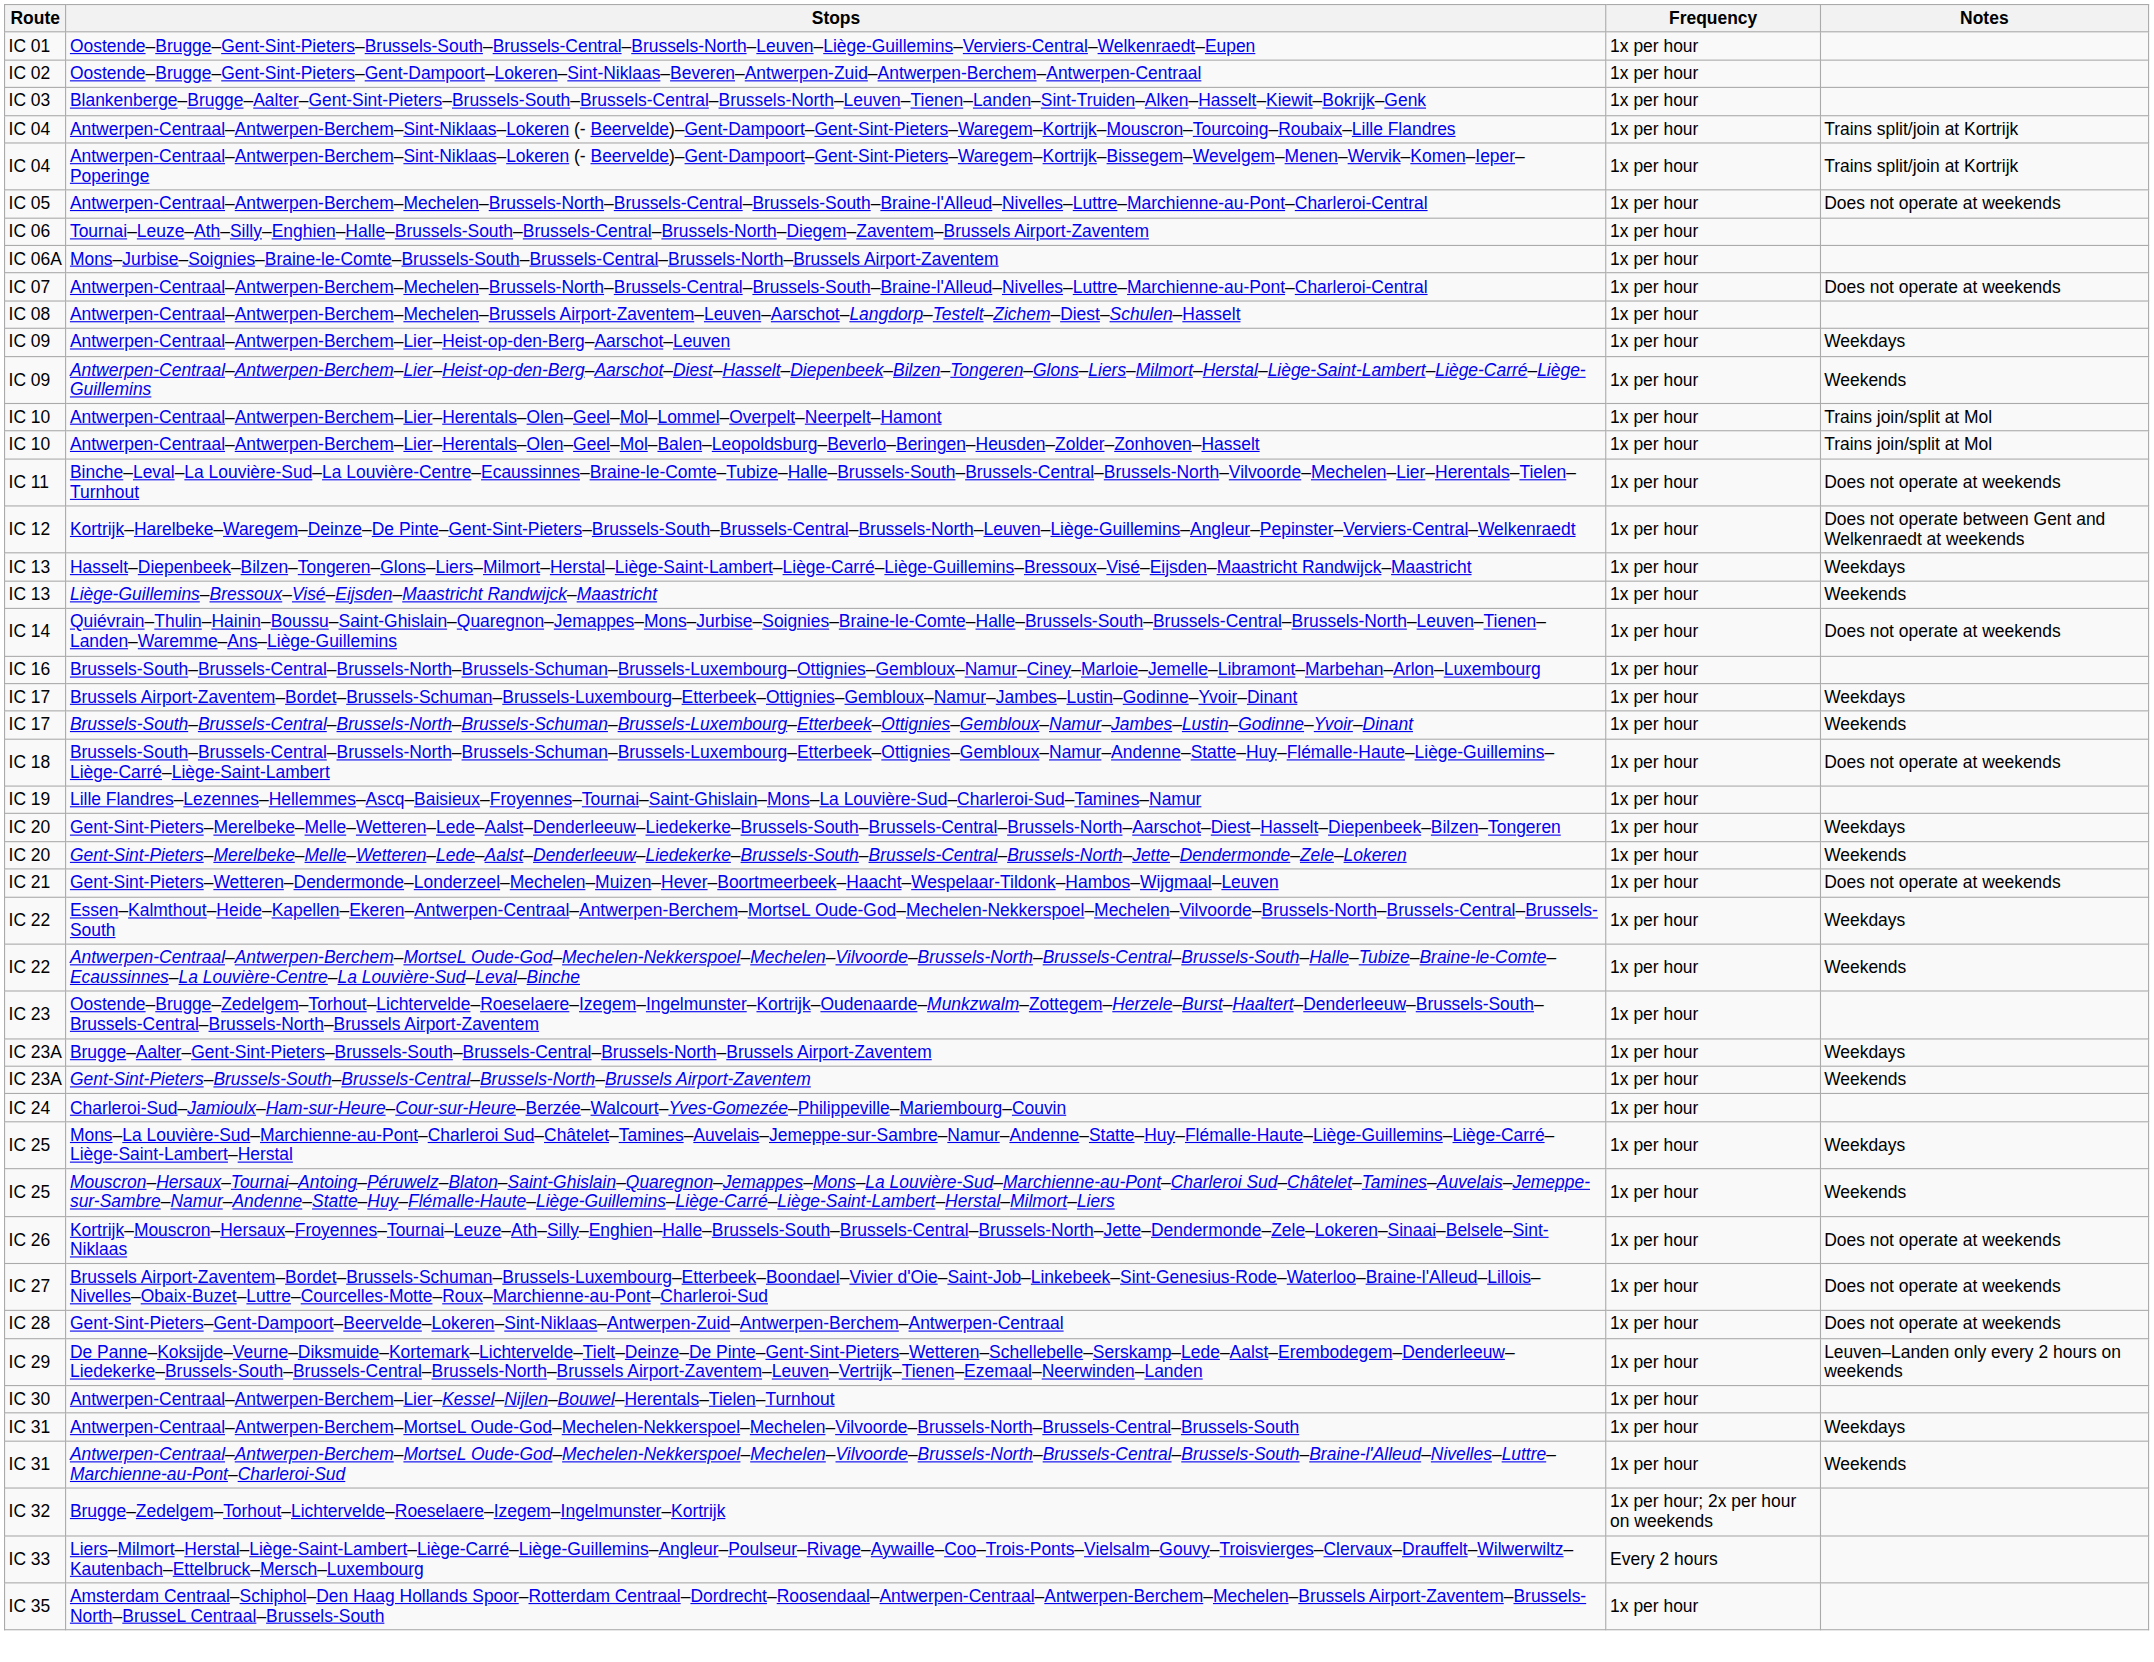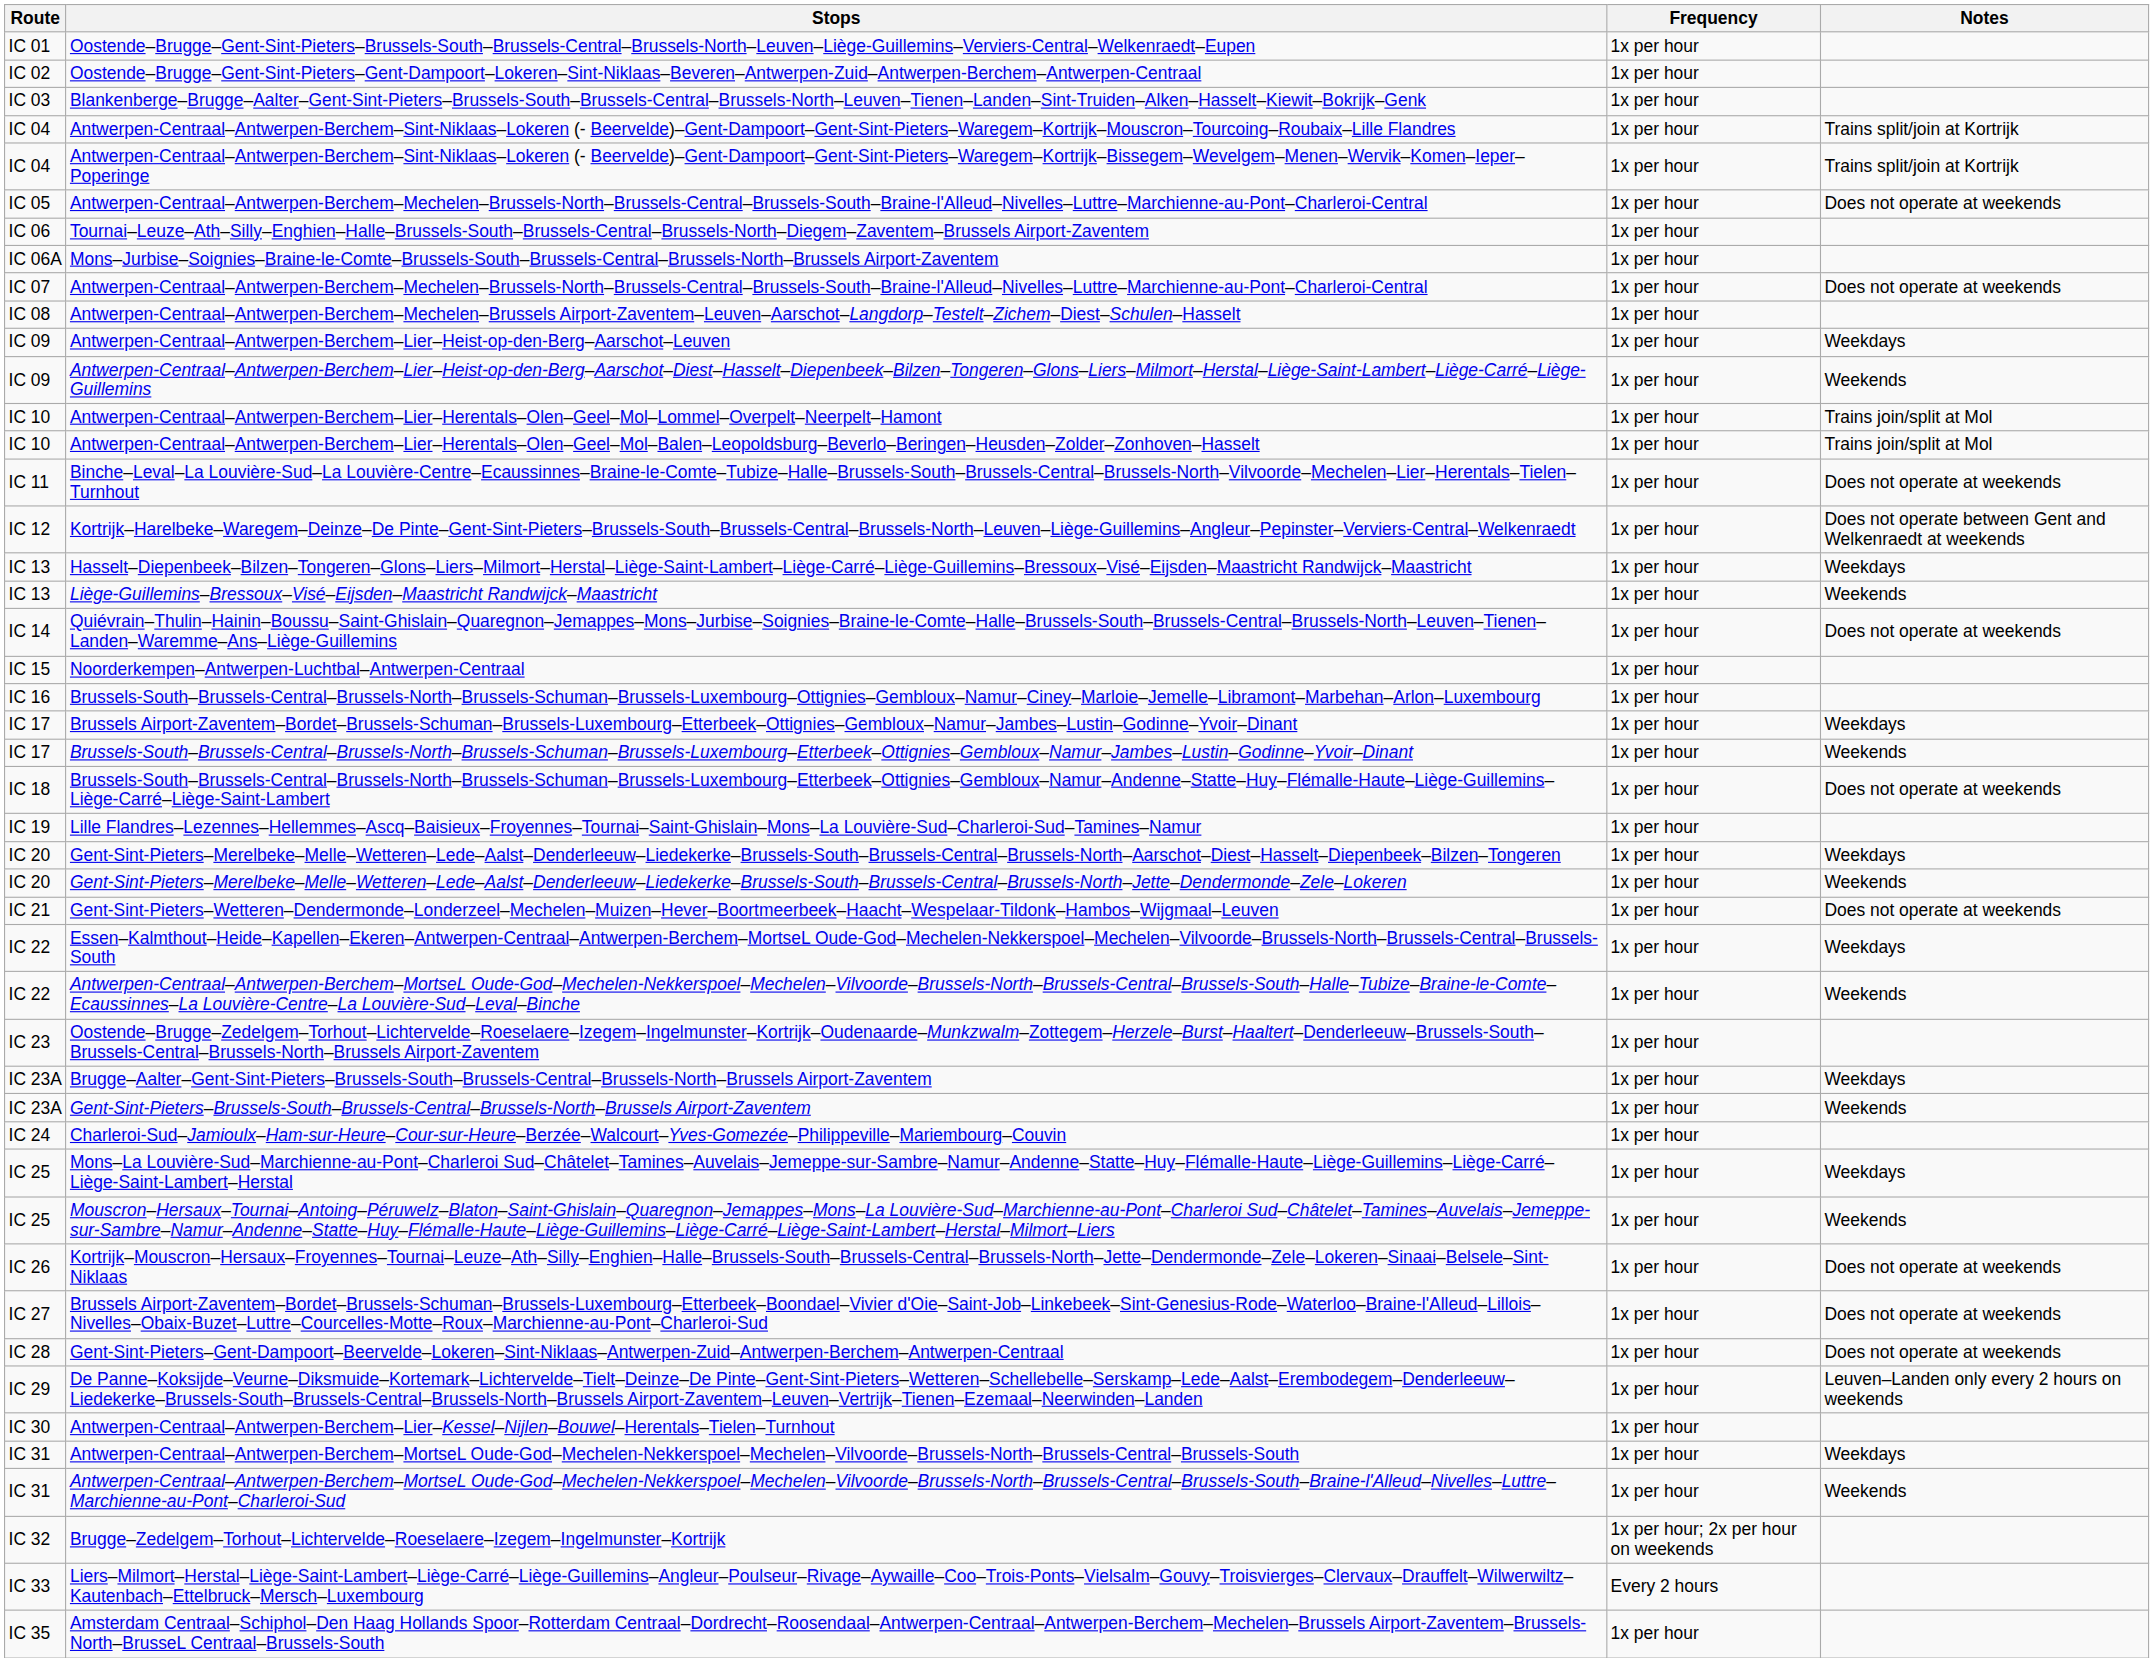+ row: (29, 669)
